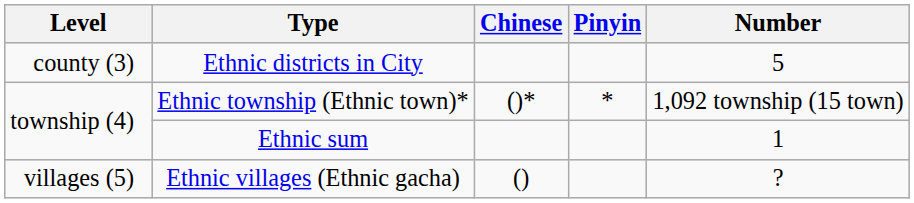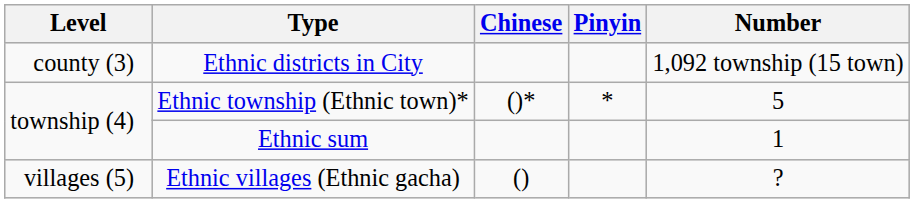(778, 62) 5 -> (778, 62) 1,092 township (15 town)
(778, 100) 1,092 township (15 town) -> (778, 100) 5
